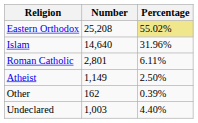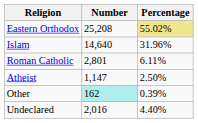(95, 77) 1,149 -> (95, 77) 1,147
(92, 93) no background -> (92, 93) paleturquoise background
(95, 110) 1,003 -> (95, 110) 2,016
